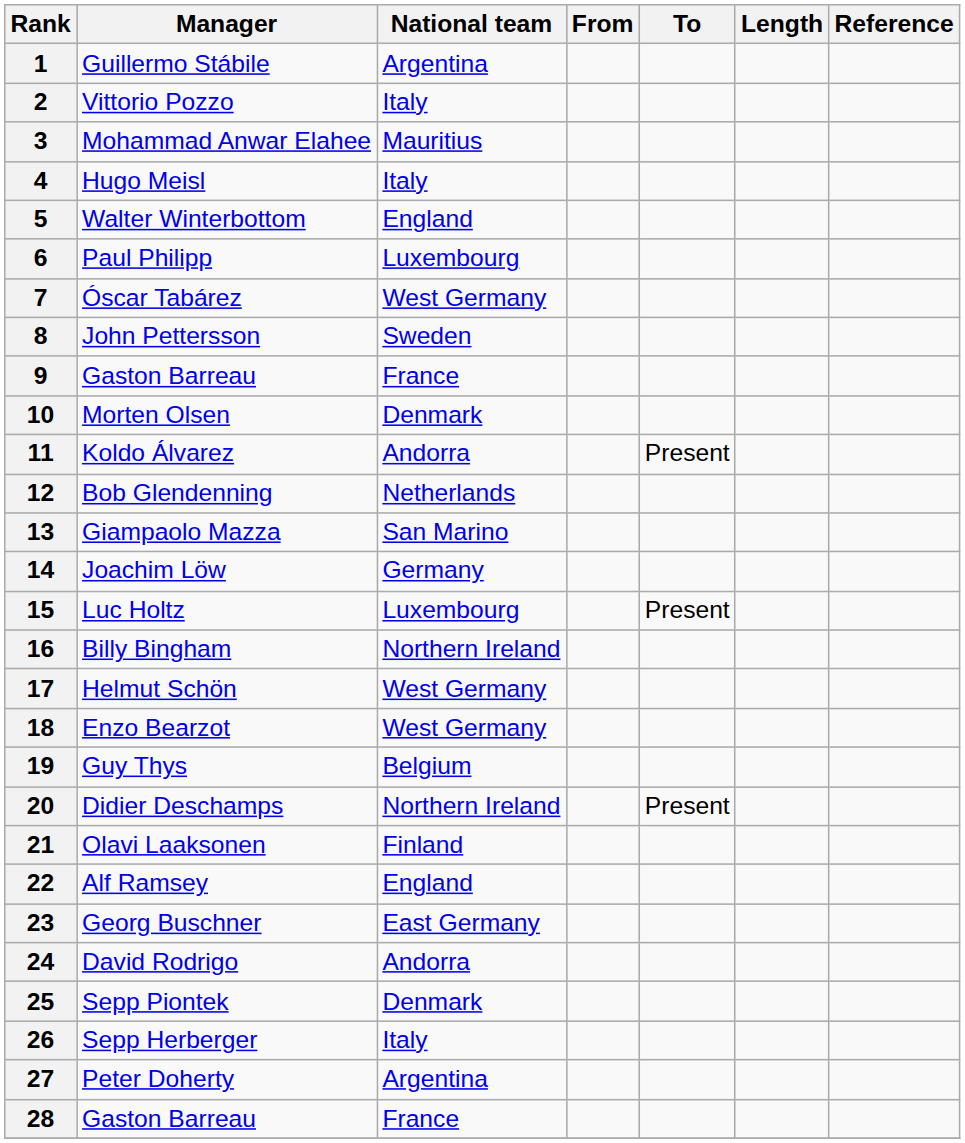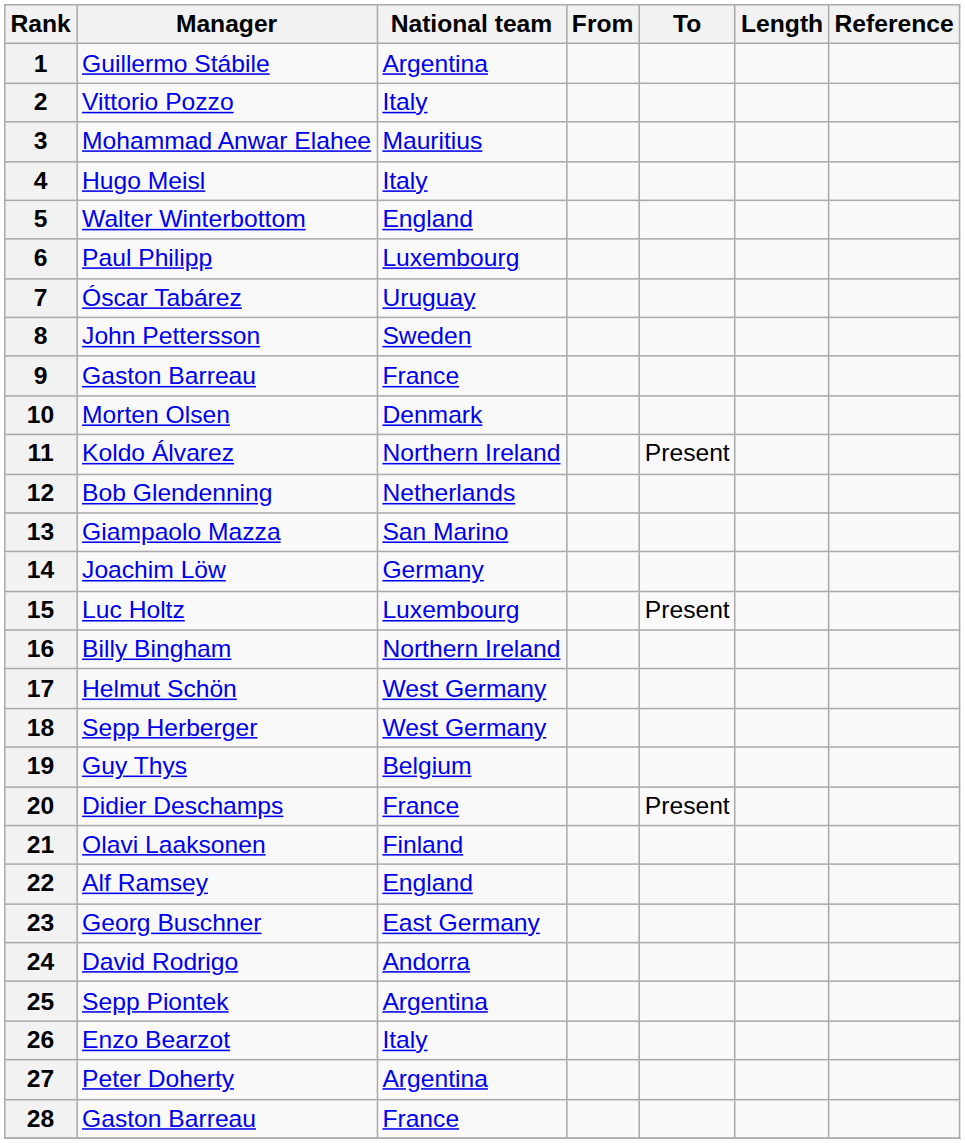(464, 297) West Germany -> (429, 297) Uruguay
(426, 453) Andorra -> (471, 453) Northern Ireland
(156, 727) Enzo Bearzot -> (170, 727) Sepp Herberger
(471, 805) Northern Ireland -> (421, 805) France
(432, 1000) Denmark -> (435, 1000) Argentina
(170, 1040) Sepp Herberger -> (156, 1040) Enzo Bearzot
